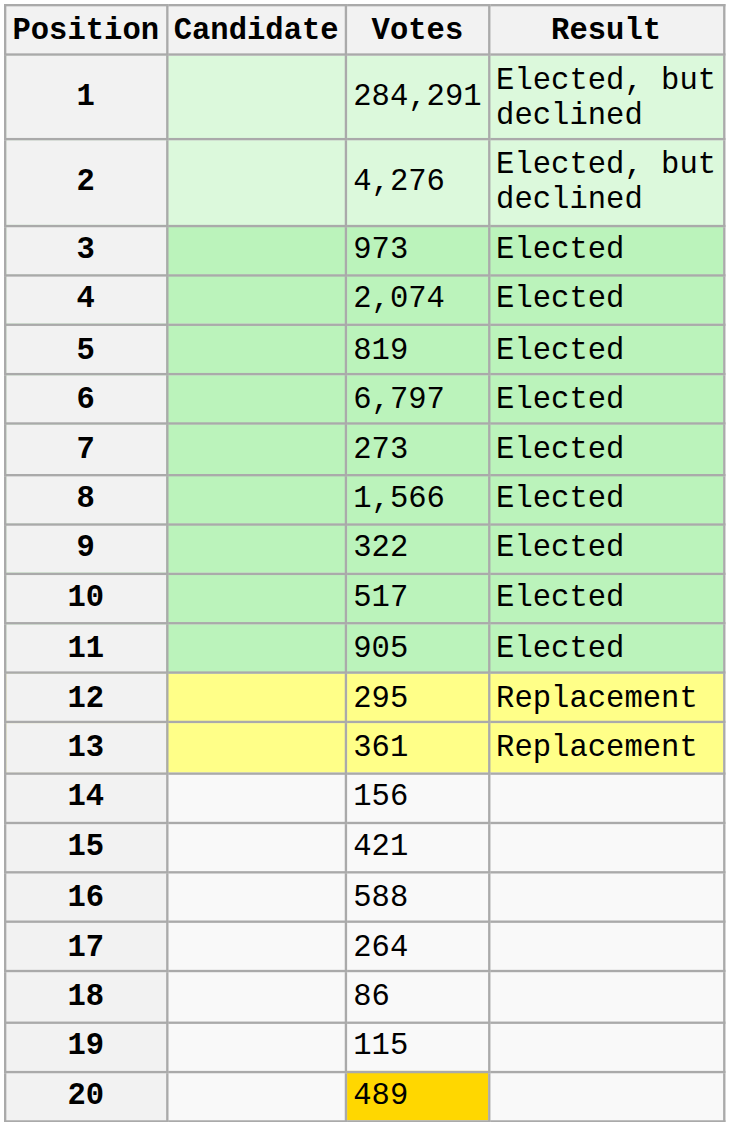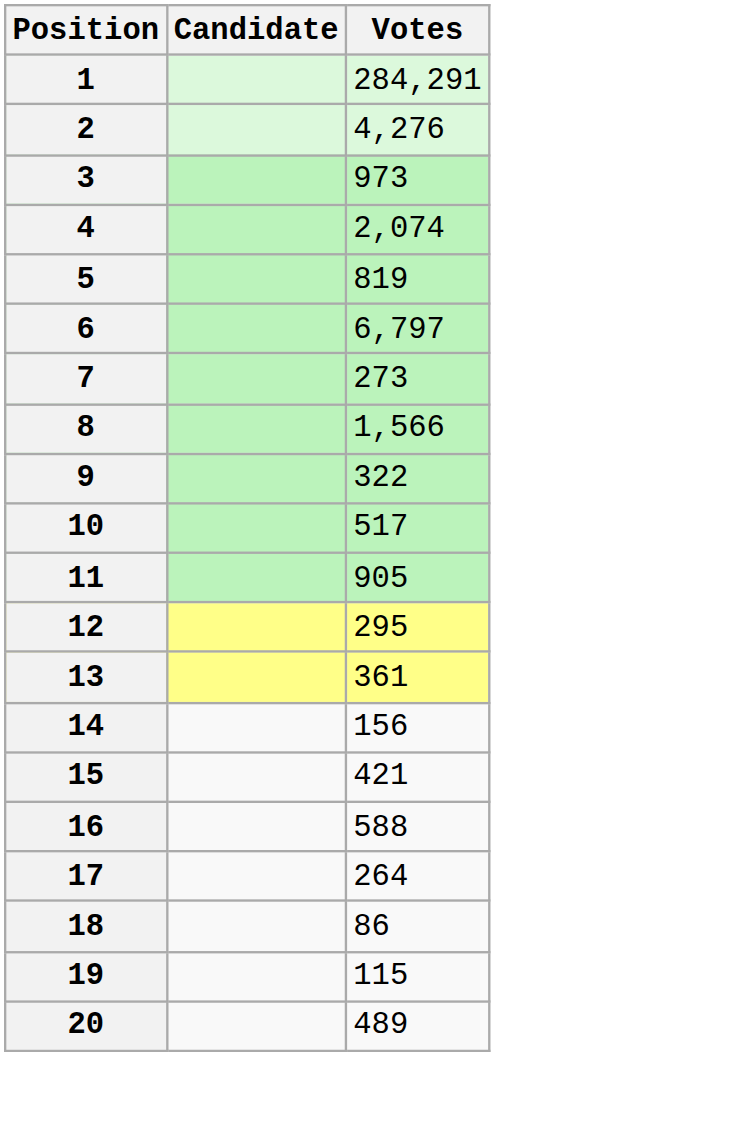- column: (606, 30)
(381, 1096) gold background -> (381, 1026) no background
